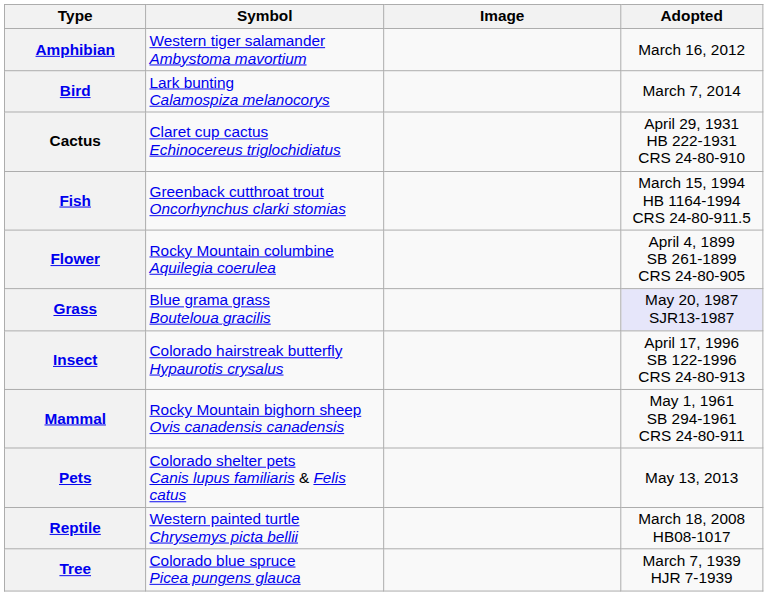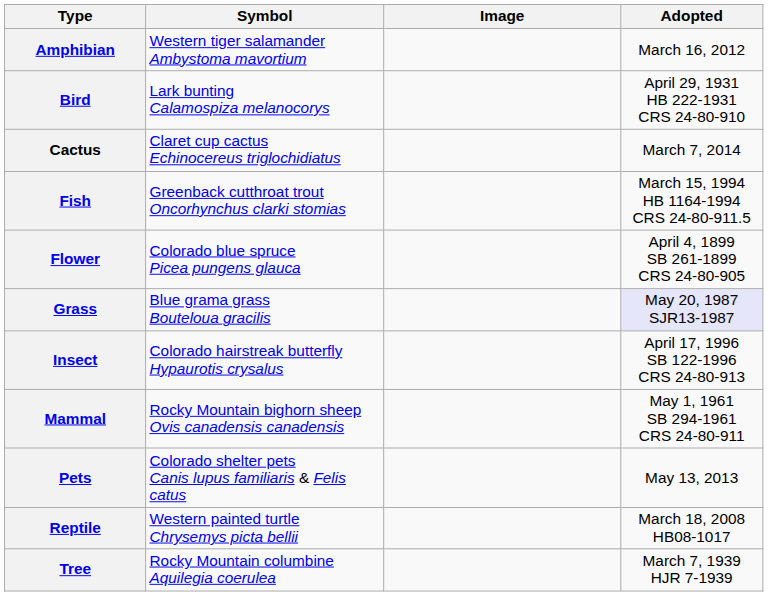(692, 91) March 7, 2014 -> (692, 99) April 29, 1931 HB 222-1931 CRS 24-80-910
(692, 141) April 29, 1931 HB 222-1931 CRS 24-80-910 -> (692, 150) March 7, 2014
(242, 259) Rocky Mountain columbine Aquilegia coerulea -> (225, 259) Colorado blue spruce Picea pungens glauca
(225, 569) Colorado blue spruce Picea pungens glauca -> (242, 569) Rocky Mountain columbine Aquilegia coerulea
